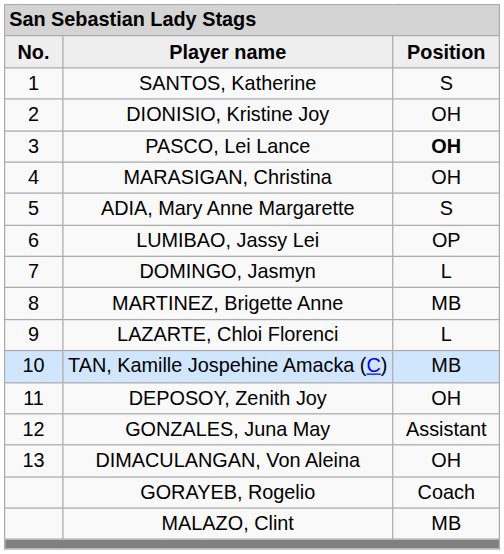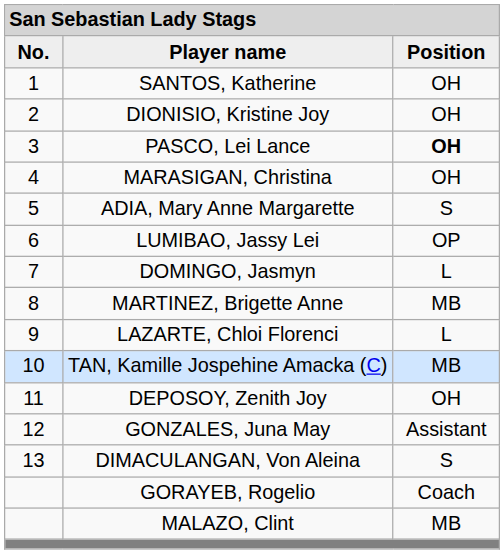(446, 83) S -> (446, 83) OH
(446, 460) OH -> (446, 460) S
